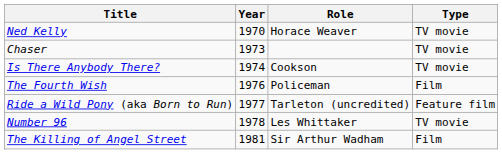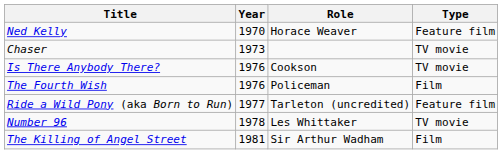(442, 31) TV movie -> (455, 31) Feature film
(252, 67) 1974 -> (252, 67) 1976
